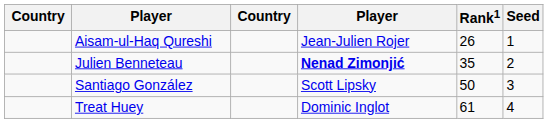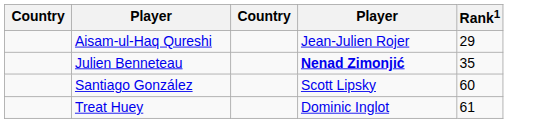- column: (523, 17)
(467, 41) 26 -> (467, 41) 29
(467, 85) 50 -> (467, 85) 60
